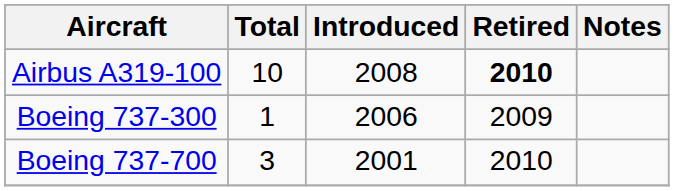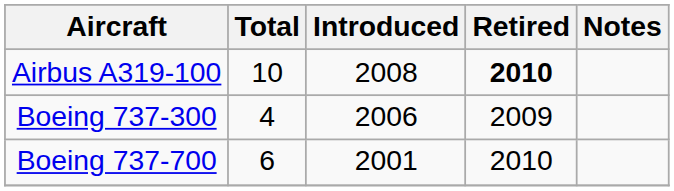(267, 116) 1 -> (267, 116) 4
(267, 161) 3 -> (267, 161) 6
